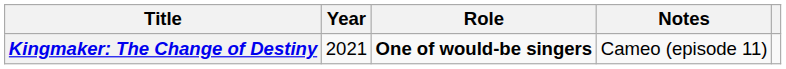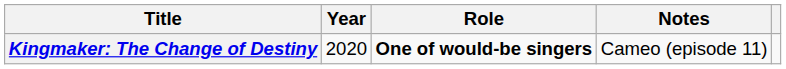(346, 48) 2021 -> (346, 48) 2020
